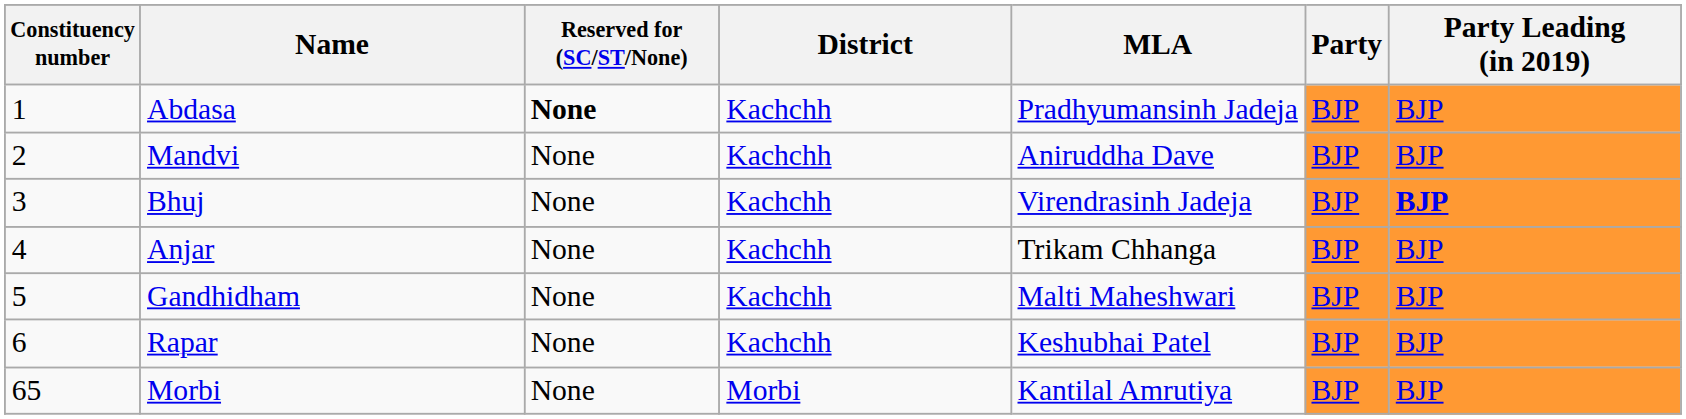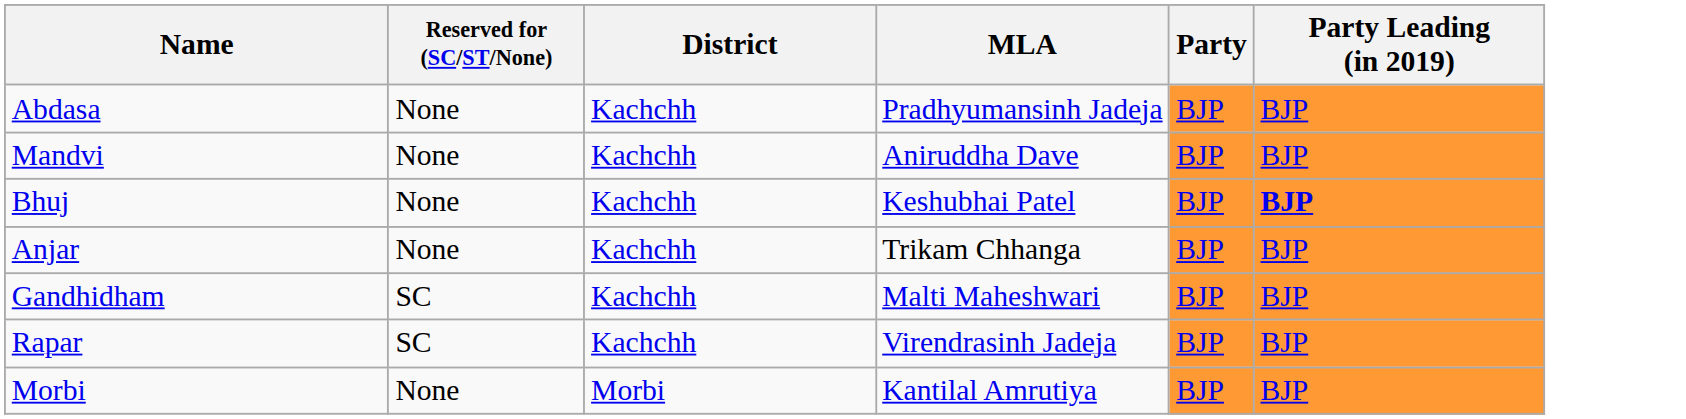- column: (73, 44)
(564, 108) bold -> (427, 108) normal
(1135, 202) Virendrasinh Jadeja -> (979, 202) Keshubhai Patel
(563, 295) None -> (414, 295) SC
(563, 342) None -> (414, 342) SC
(1114, 342) Keshubhai Patel -> (999, 342) Virendrasinh Jadeja
